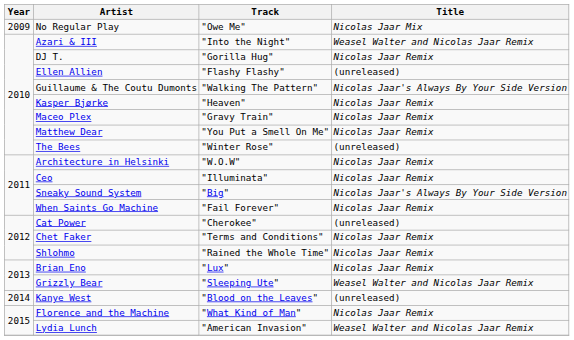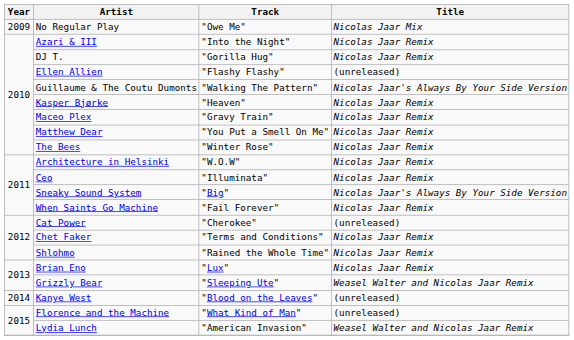(434, 42) Weasel Walter and Nicolas Jaar Remix -> (384, 42) Nicolas Jaar Remix
(367, 147) (unreleased) -> (384, 147) Nicolas Jaar Remix
(384, 313) Nicolas Jaar Remix -> (367, 313) (unreleased)
